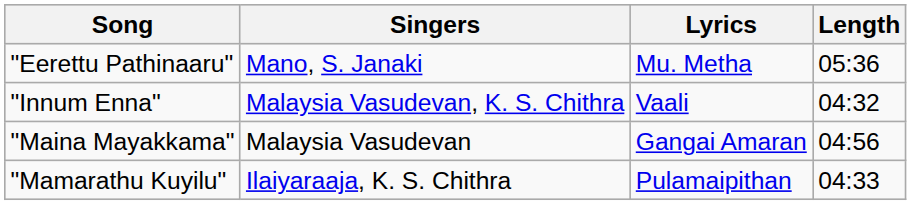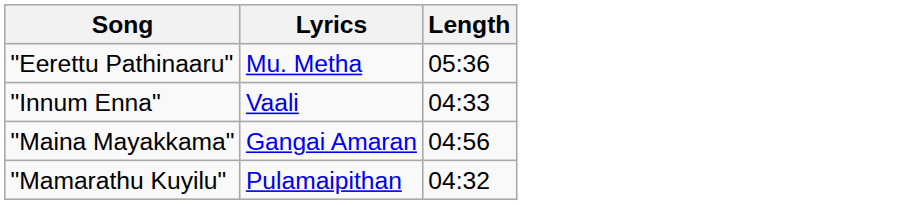- column: (435, 24)
(849, 102) 04:32 -> (459, 102) 04:33
(849, 180) 04:33 -> (459, 180) 04:32
